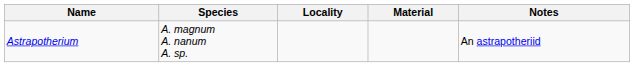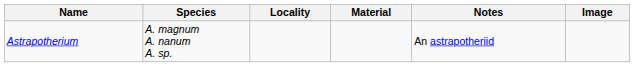+ column: (597, 12)
